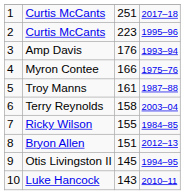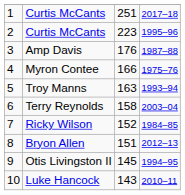(160, 51) 1993–94 -> (160, 51) 1987–88
(127, 87) 161 -> (127, 87) 163
(160, 88) 1987–88 -> (160, 88) 1993–94
(127, 124) 155 -> (127, 124) 152
